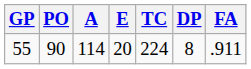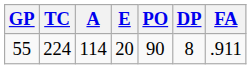columns swapped: (56, 19) <-> (154, 19)
